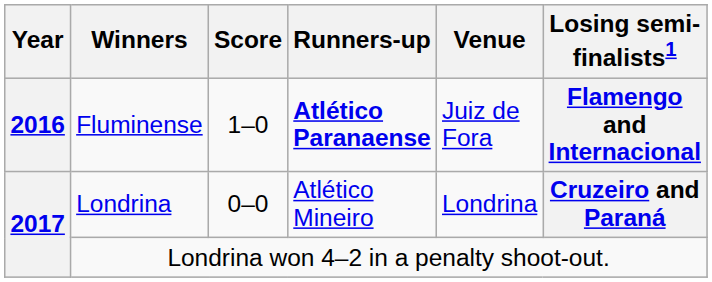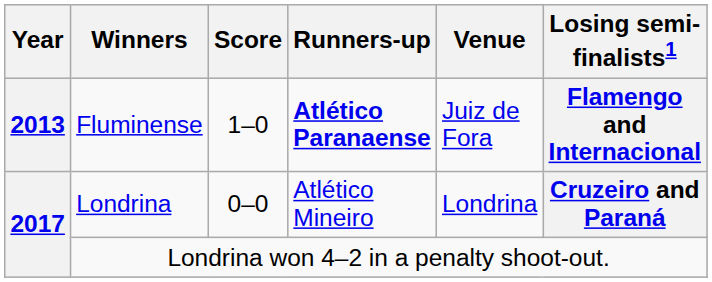(38, 124) 2016 -> (38, 124) 2013
